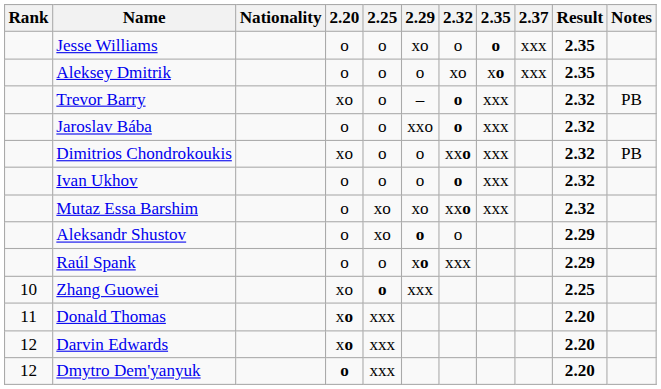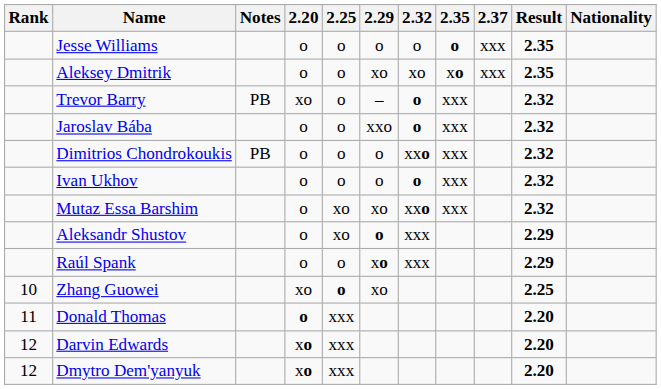columns swapped: (281, 18) <-> (631, 18)
(420, 45) xo -> (379, 45) o
(420, 72) o -> (379, 72) xo
(344, 153) xo -> (303, 153) o
(458, 235) o -> (417, 235) xxx
(420, 289) xxx -> (379, 289) xo
(344, 316) xo -> (303, 316) o
(344, 371) o -> (303, 371) xo
